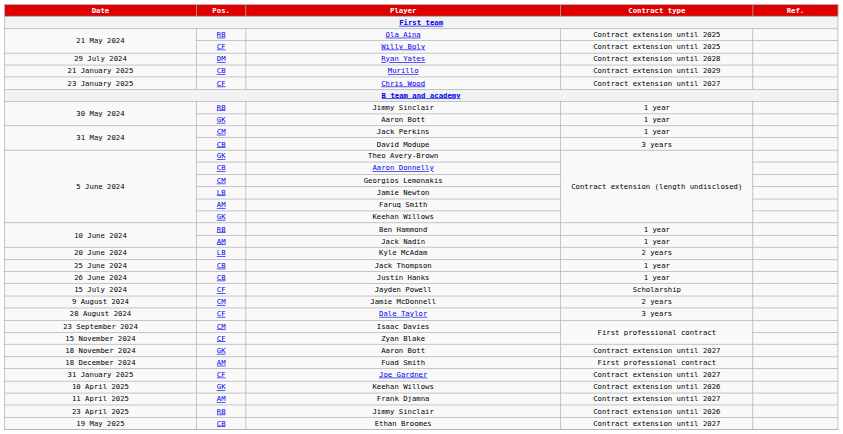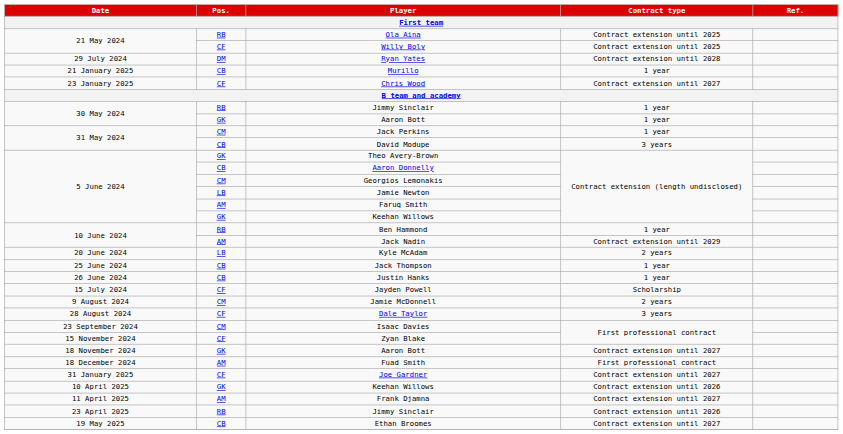(657, 71) Contract extension until 2029 -> (657, 71) 1 year
(657, 241) 1 year -> (657, 241) Contract extension until 2029
